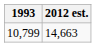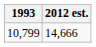(61, 32) 14,663 -> (61, 32) 14,666
